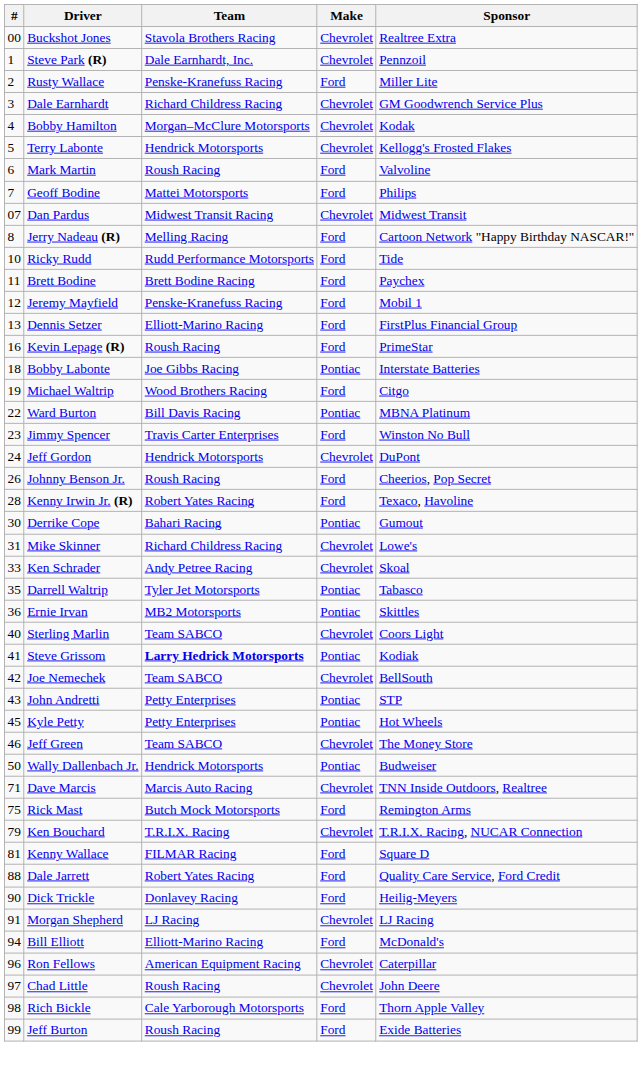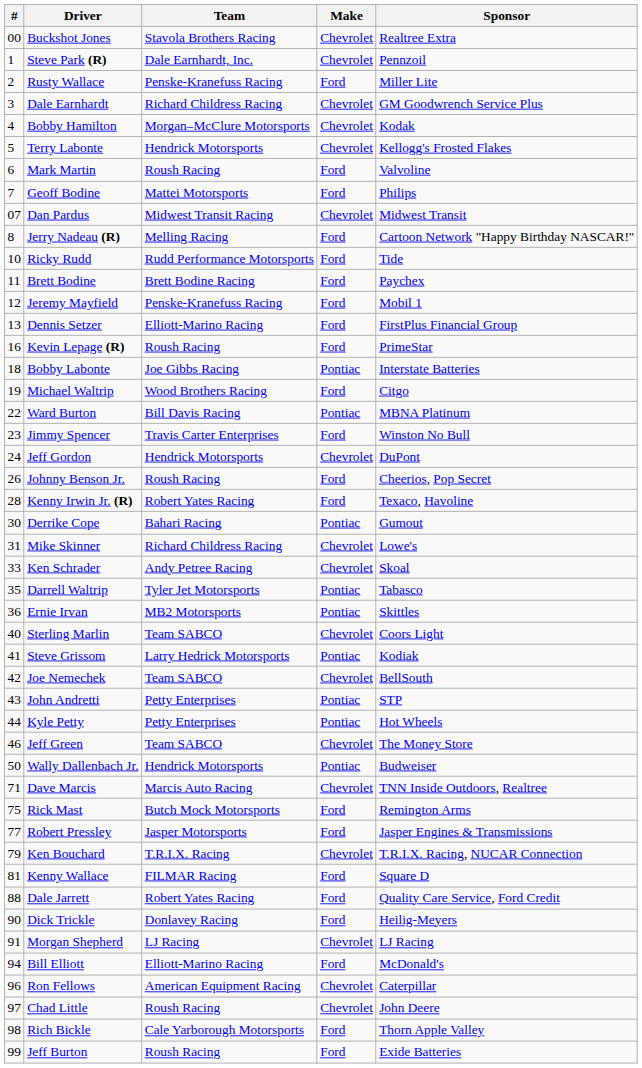(224, 655) bold -> (217, 655) normal
(14, 721) 45 -> (14, 721) 44
+ row: (69, 831)
